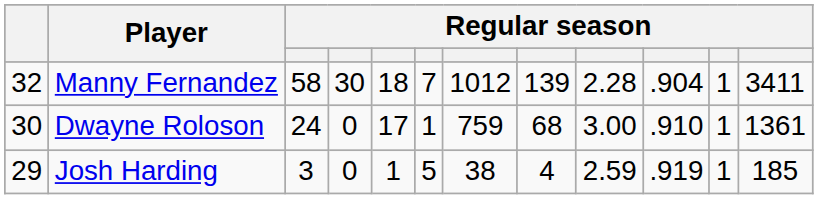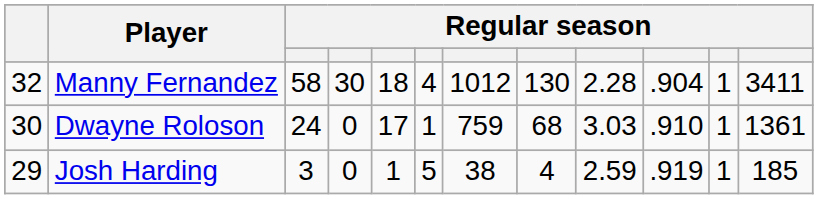(429, 83) 7 -> (429, 83) 4
(547, 83) 139 -> (547, 83) 130
(610, 127) 3.00 -> (610, 127) 3.03
